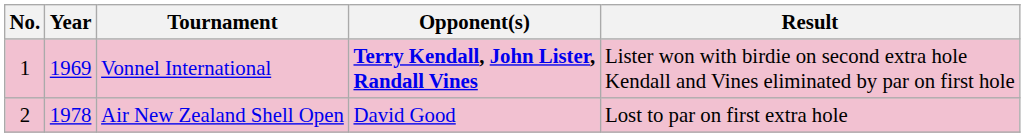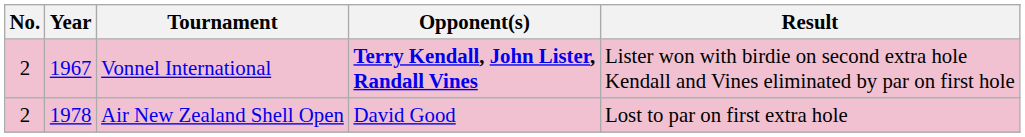(25, 68) 1 -> (25, 68) 2
(71, 68) 1969 -> (71, 68) 1967
